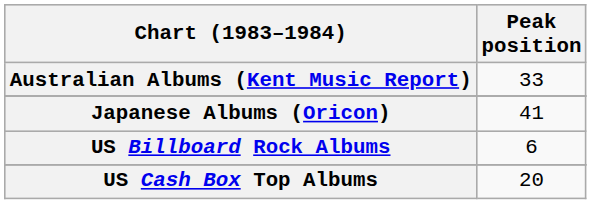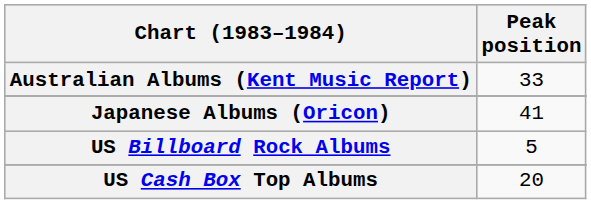(531, 147) 6 -> (531, 147) 5
